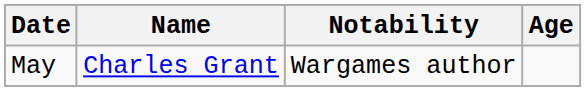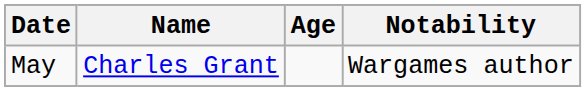columns swapped: (551, 25) <-> (404, 25)
